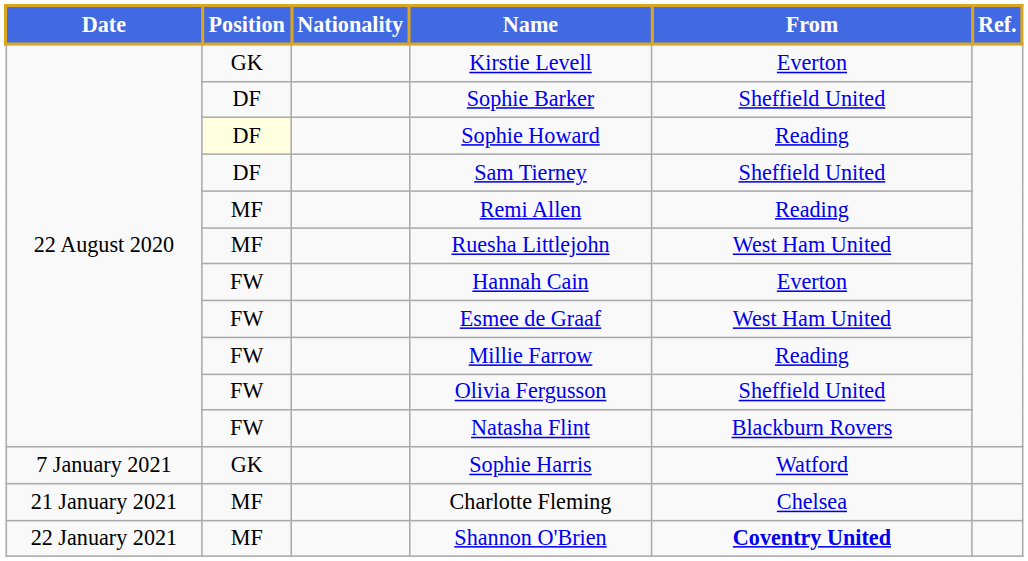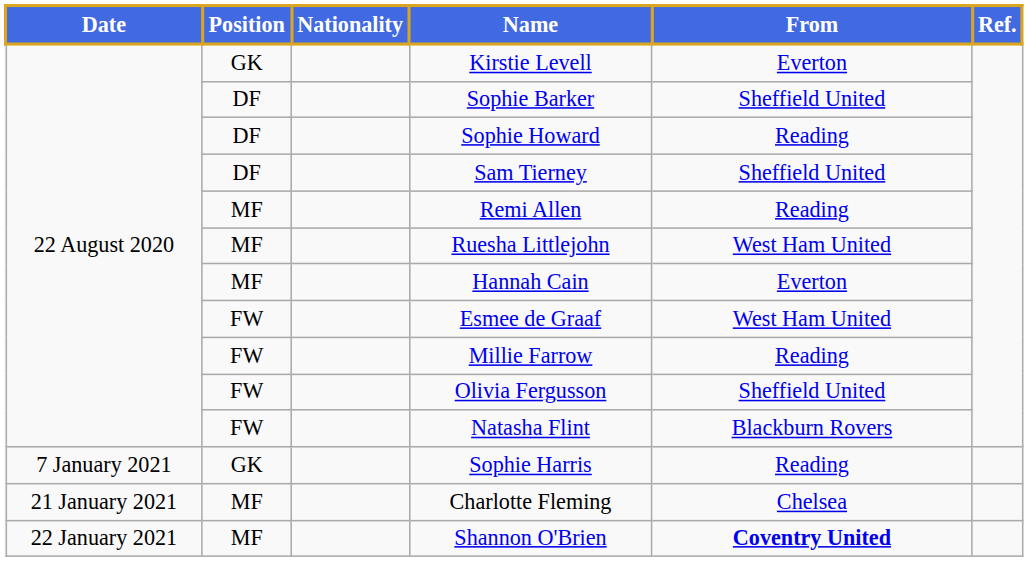(247, 135) lightyellow background -> (247, 135) no background
(247, 282) FW -> (247, 282) MF
(812, 465) Watford -> (812, 465) Reading
